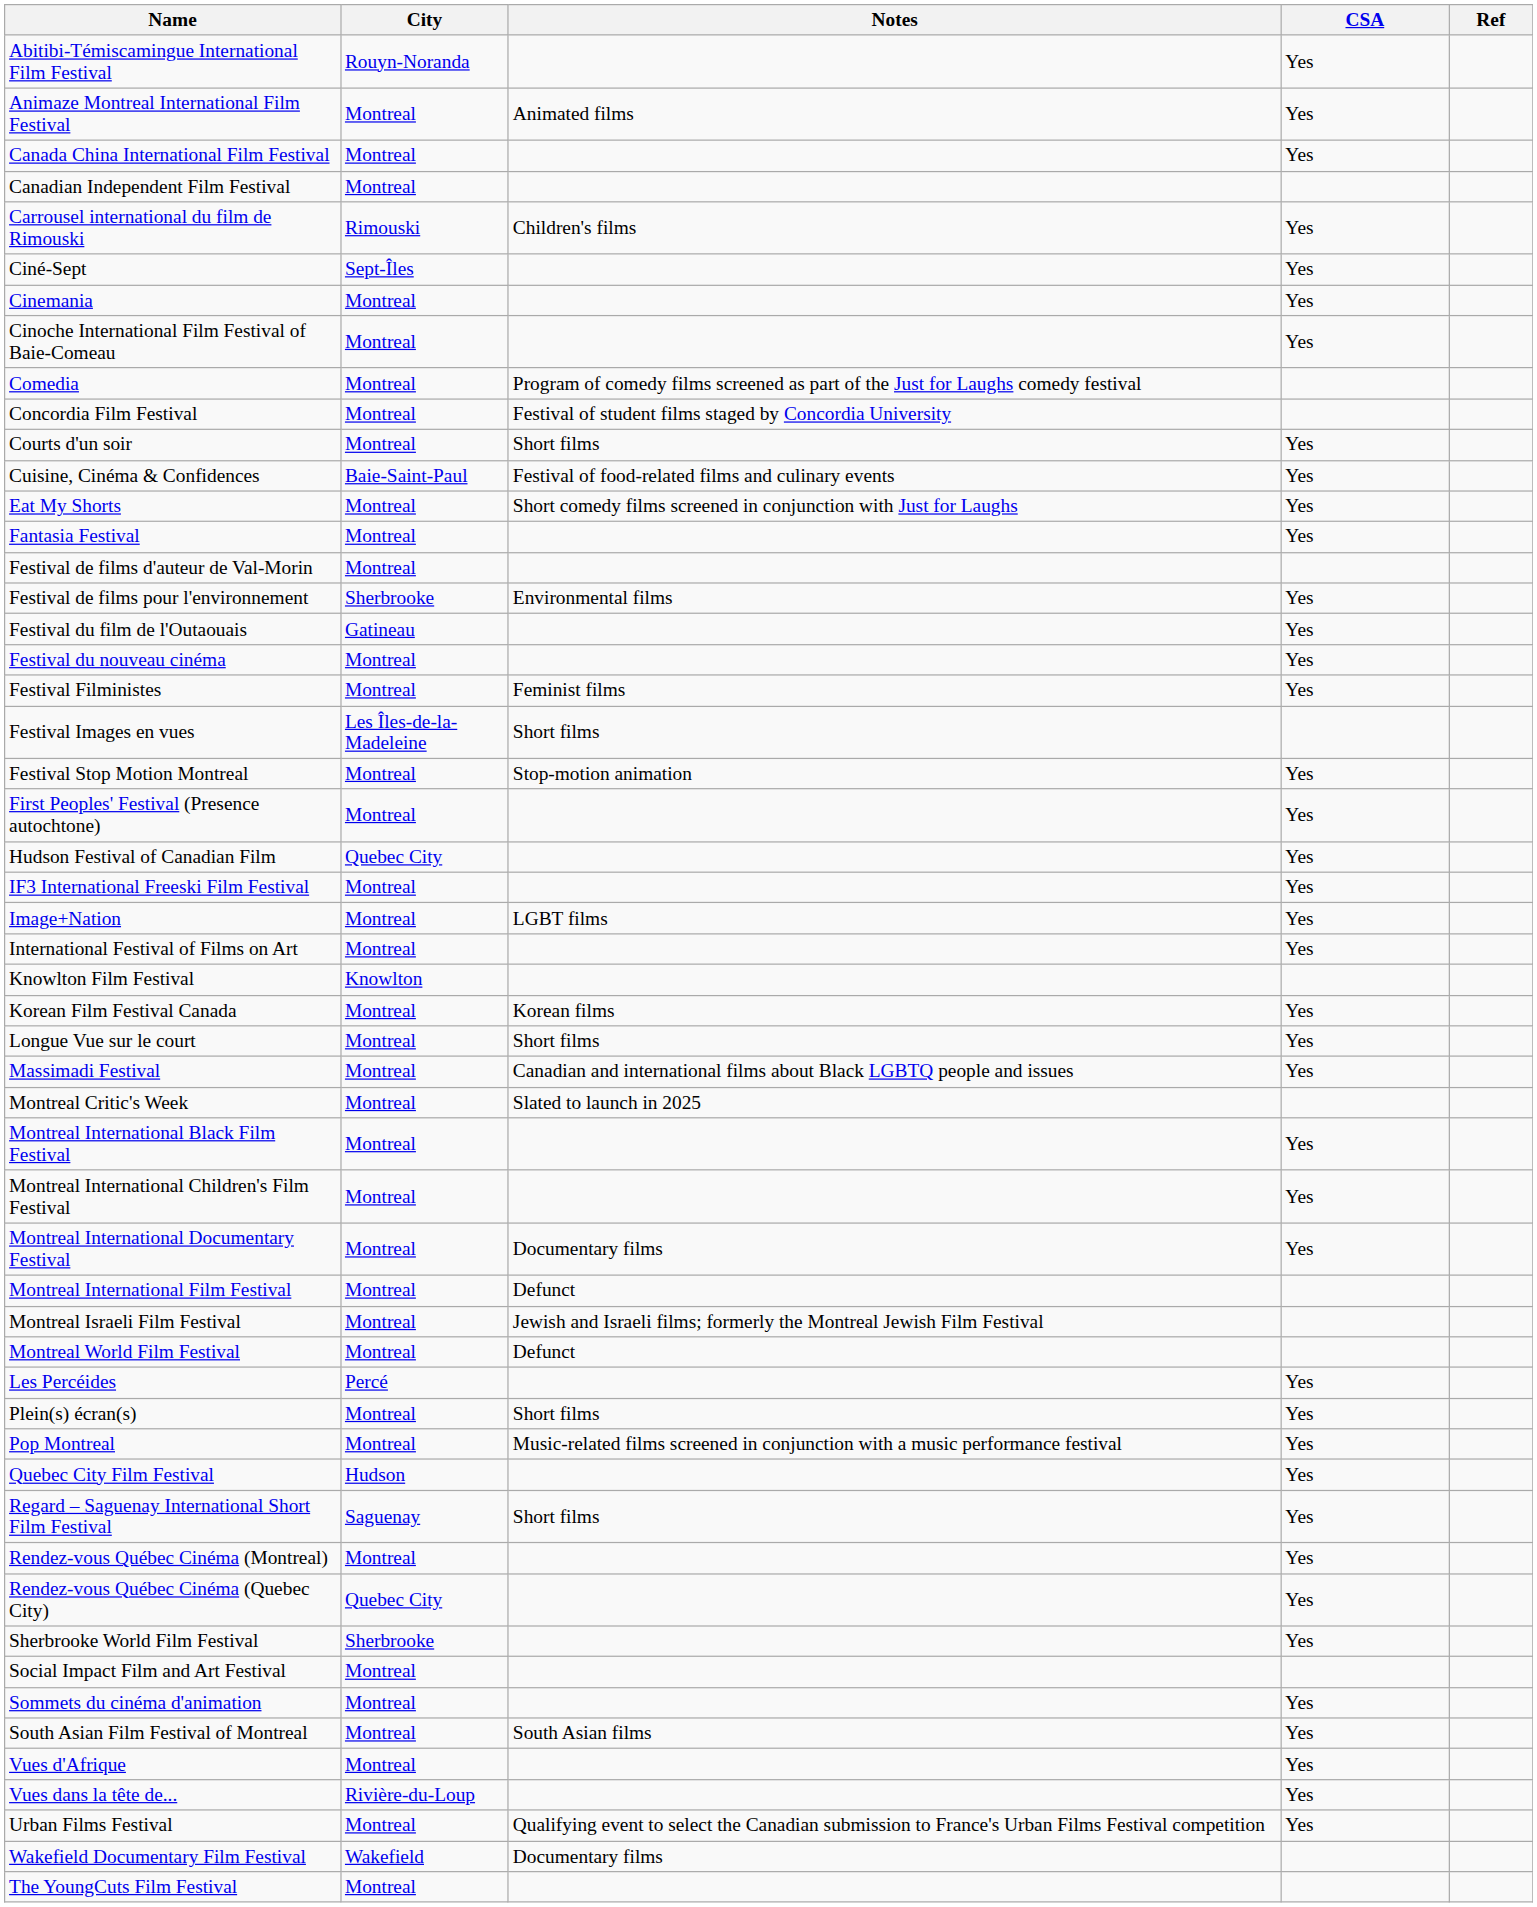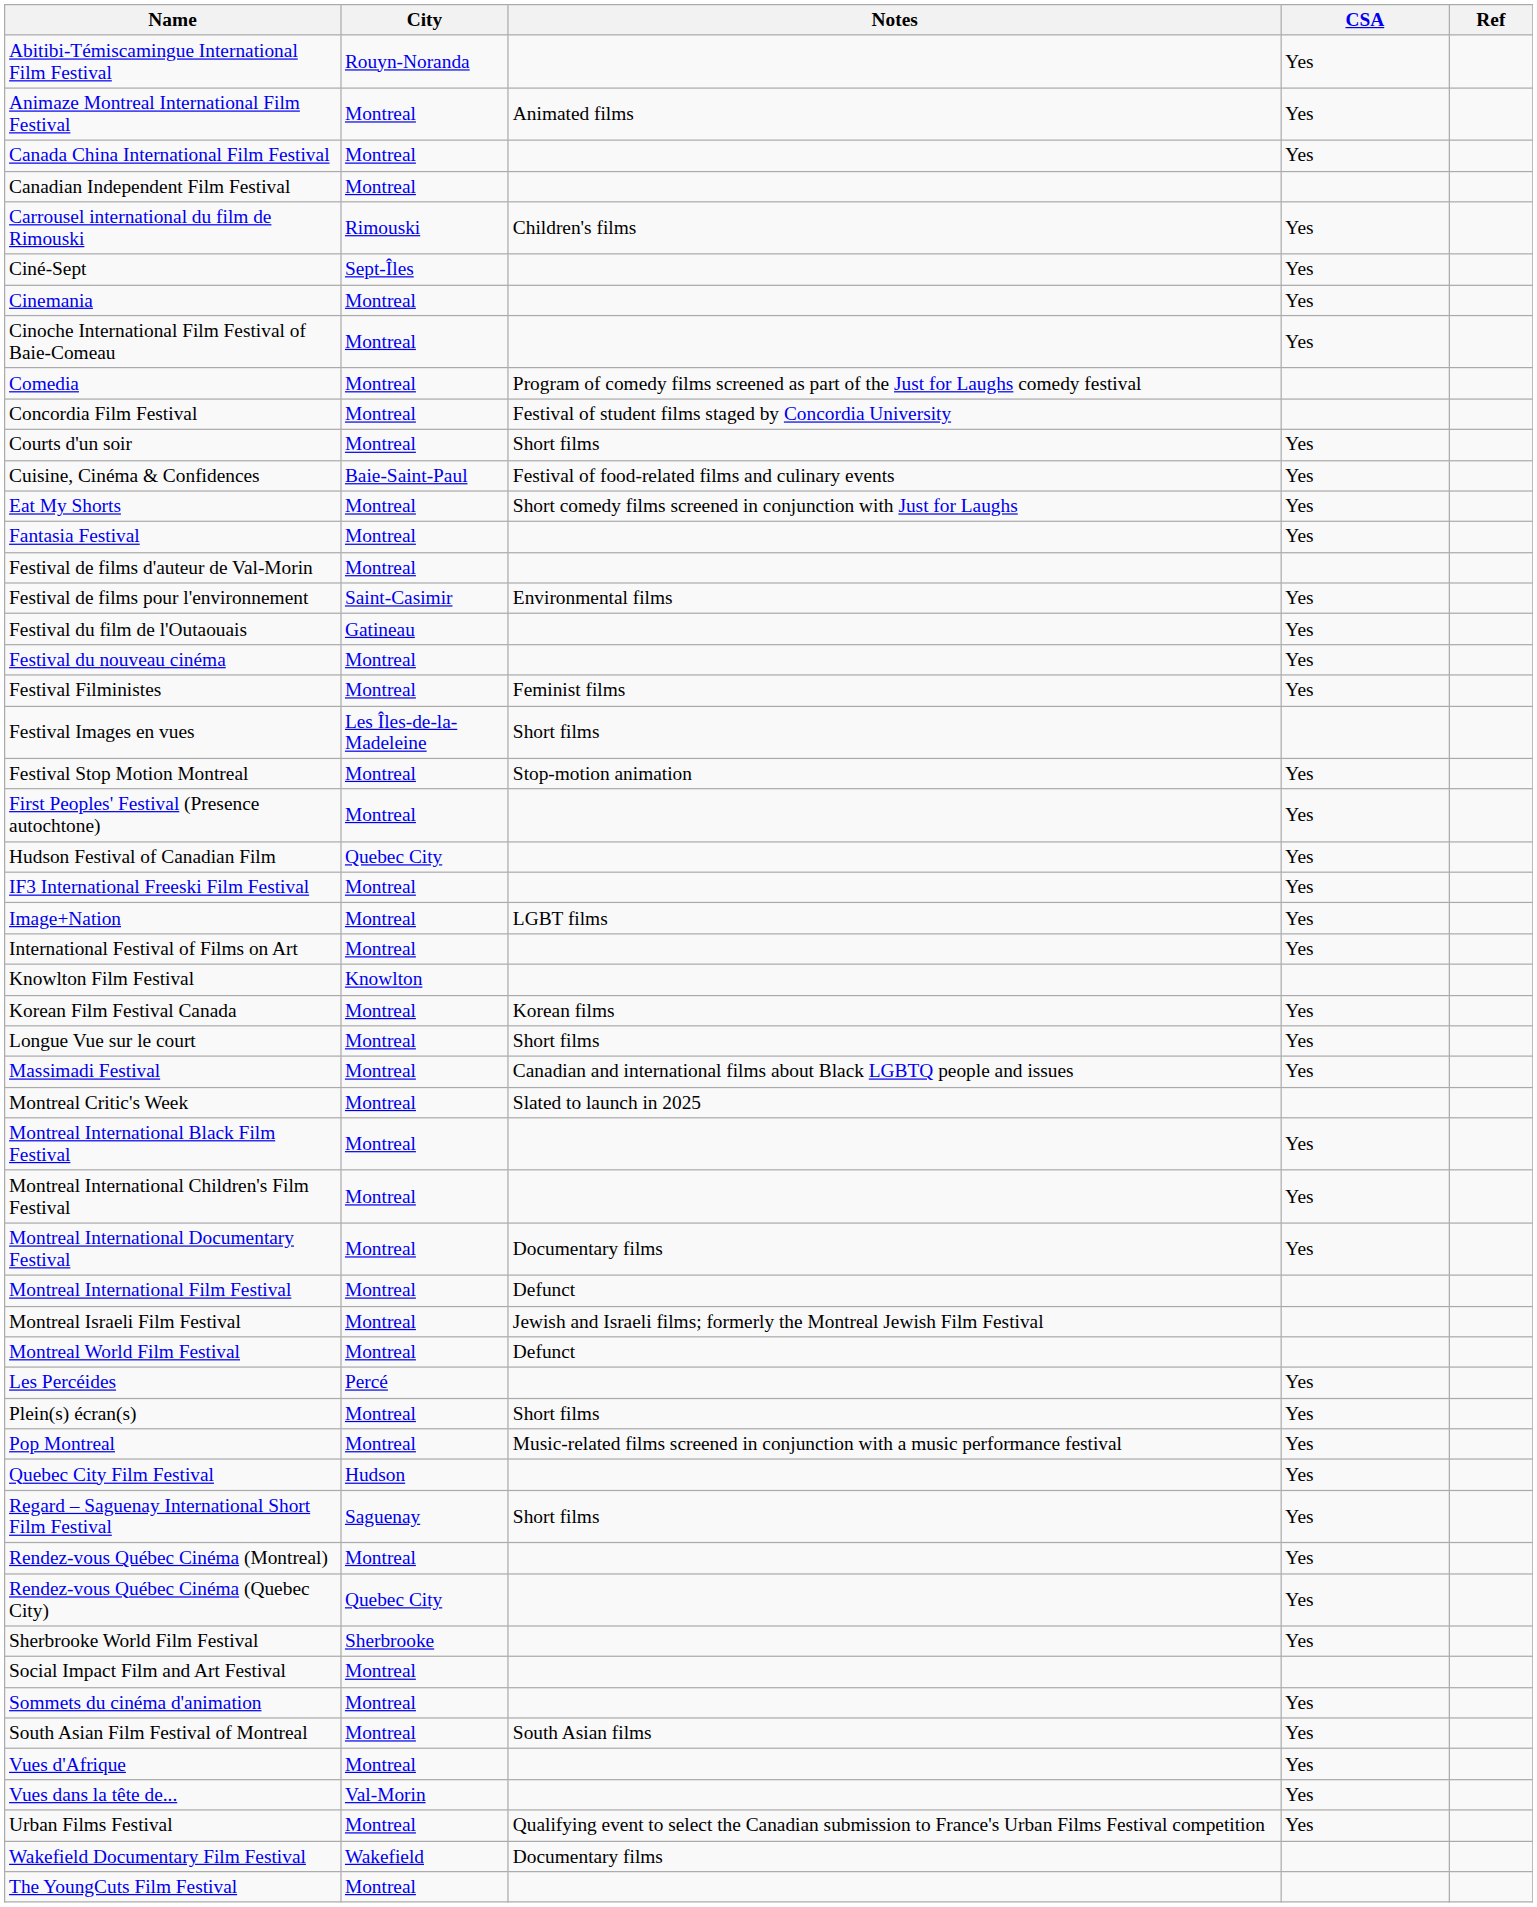(390, 598) Sherbrooke -> (399, 598) Saint-Casimir
(410, 1794) Rivière-du-Loup -> (385, 1794) Val-Morin
